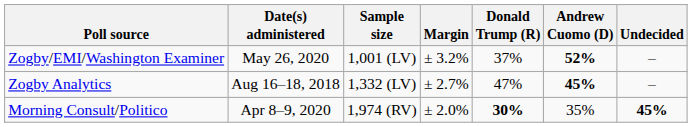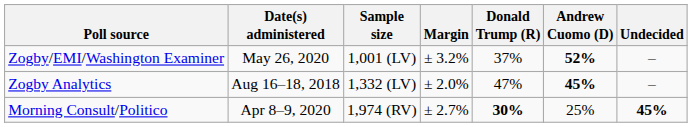(446, 84) ± 2.7% -> (446, 84) ± 2.0%
(446, 110) ± 2.0% -> (446, 110) ± 2.7%
(580, 110) 35% -> (580, 110) 25%
